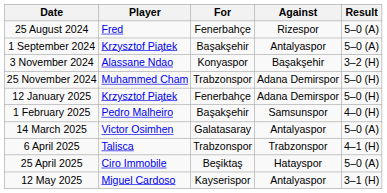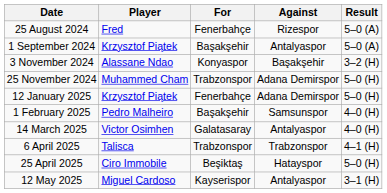(362, 130) 5–0 (A) -> (362, 130) 4–0 (H)
(362, 163) 5–0 (A) -> (362, 163) 5–0 (H)
